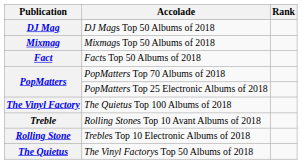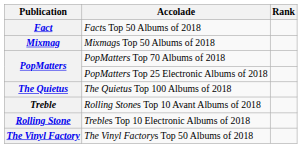- row: (149, 27)
rows swapped: (143, 58) <-> (150, 43)
(43, 105) The Vinyl Factory -> (43, 89) The Quietus
(43, 151) The Quietus -> (43, 136) The Vinyl Factory
